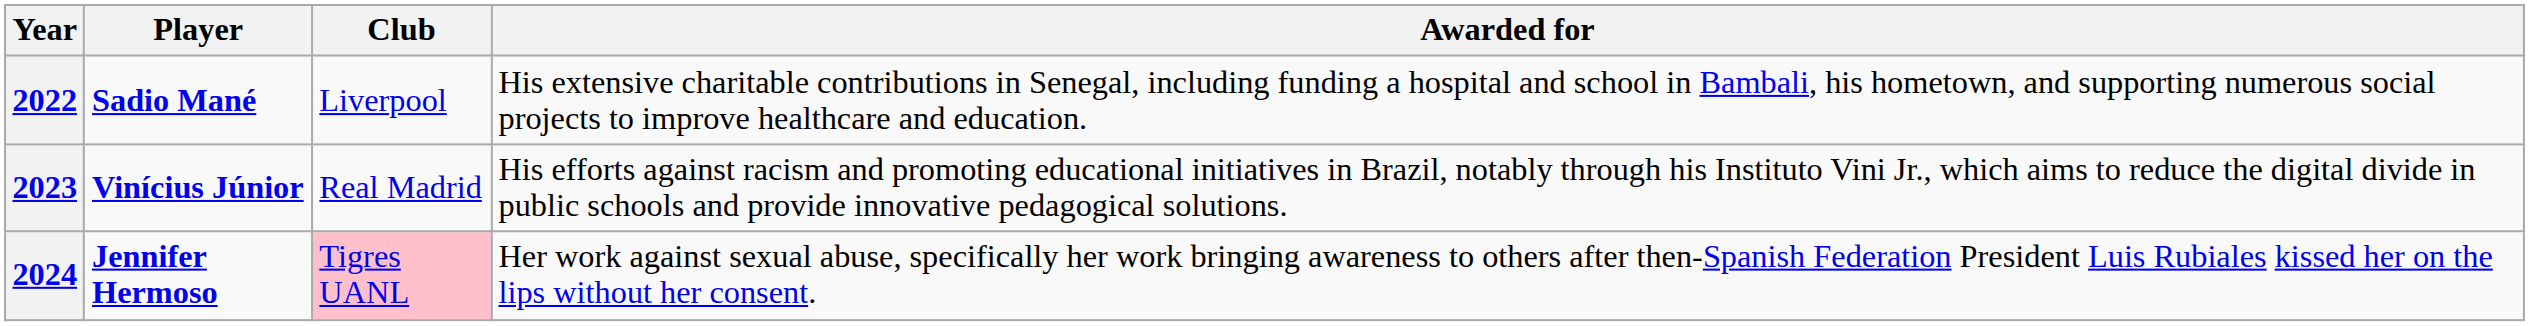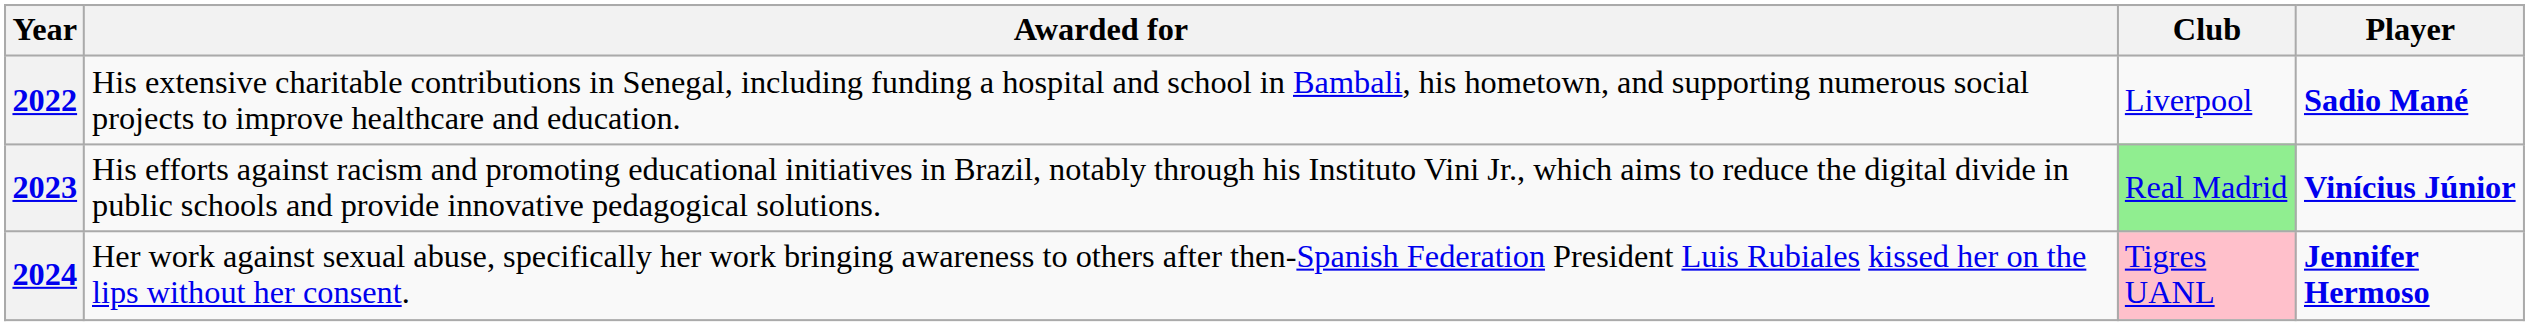columns swapped: (198, 30) <-> (1507, 30)
(401, 187) no background -> (2206, 187) lightgreen background
